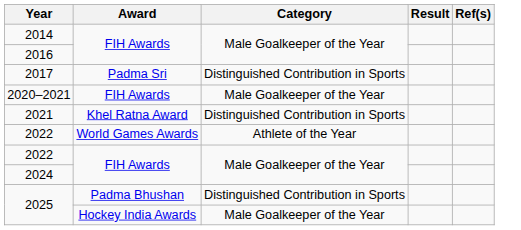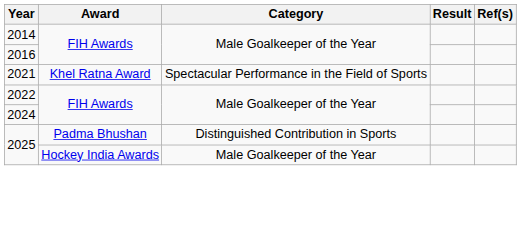- row: (39, 74)
- row: (39, 94)
(304, 114) Distinguished Contribution in Sports -> (296, 74) Spectacular Performance in the Field of Sports
- row: (39, 134)
